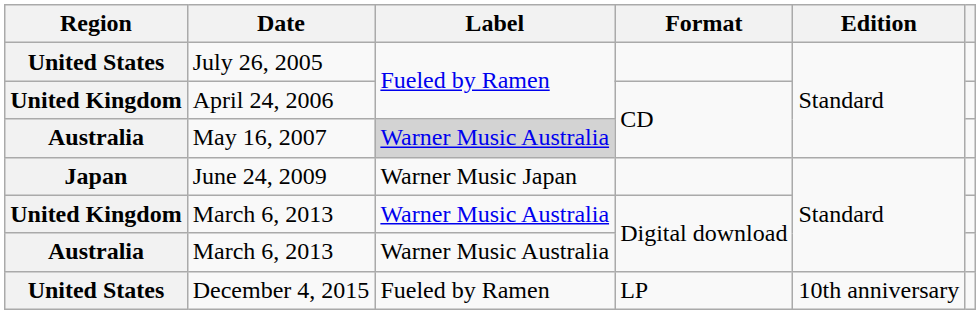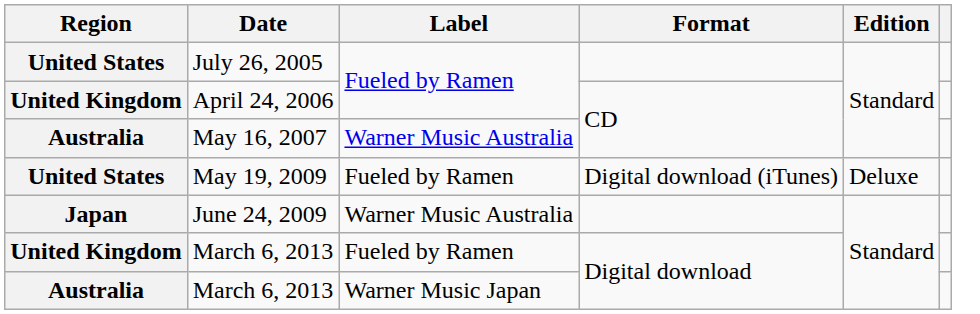(495, 137) lightgrey background -> (459, 137) no background
+ row: (96, 175)
(479, 175) Warner Music Japan -> (459, 213) Warner Music Australia
(495, 213) Warner Music Australia -> (429, 251) Fueled by Ramen
(495, 251) Warner Music Australia -> (443, 289) Warner Music Japan
- row: (96, 289)
